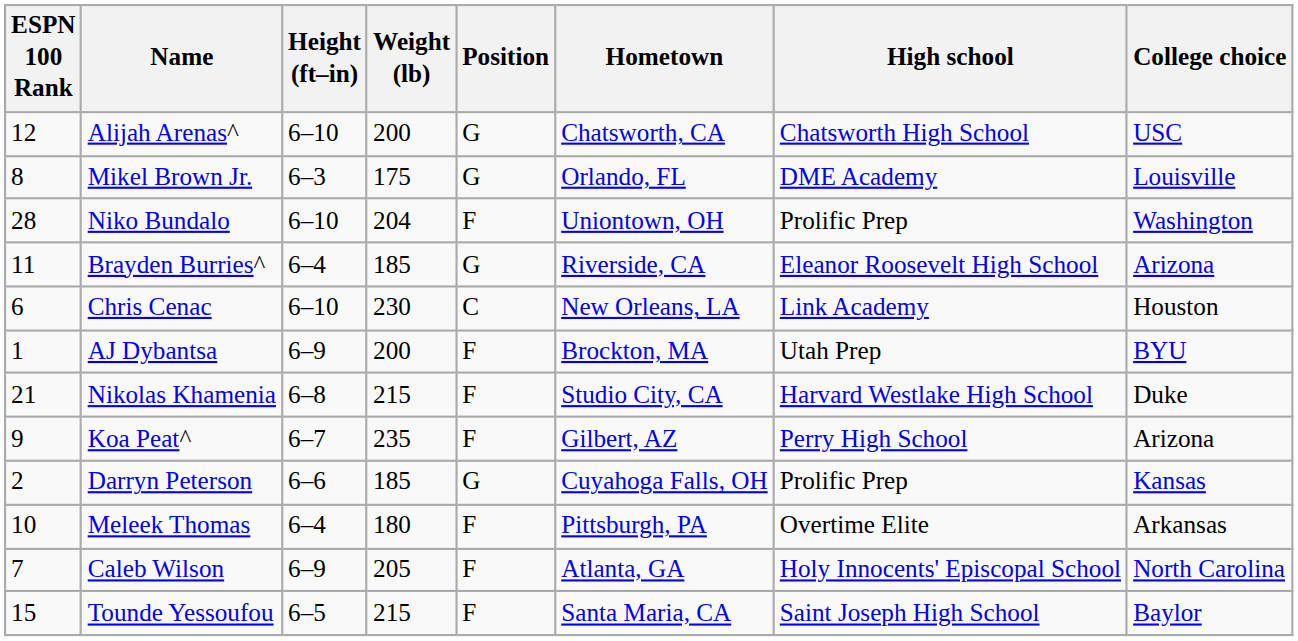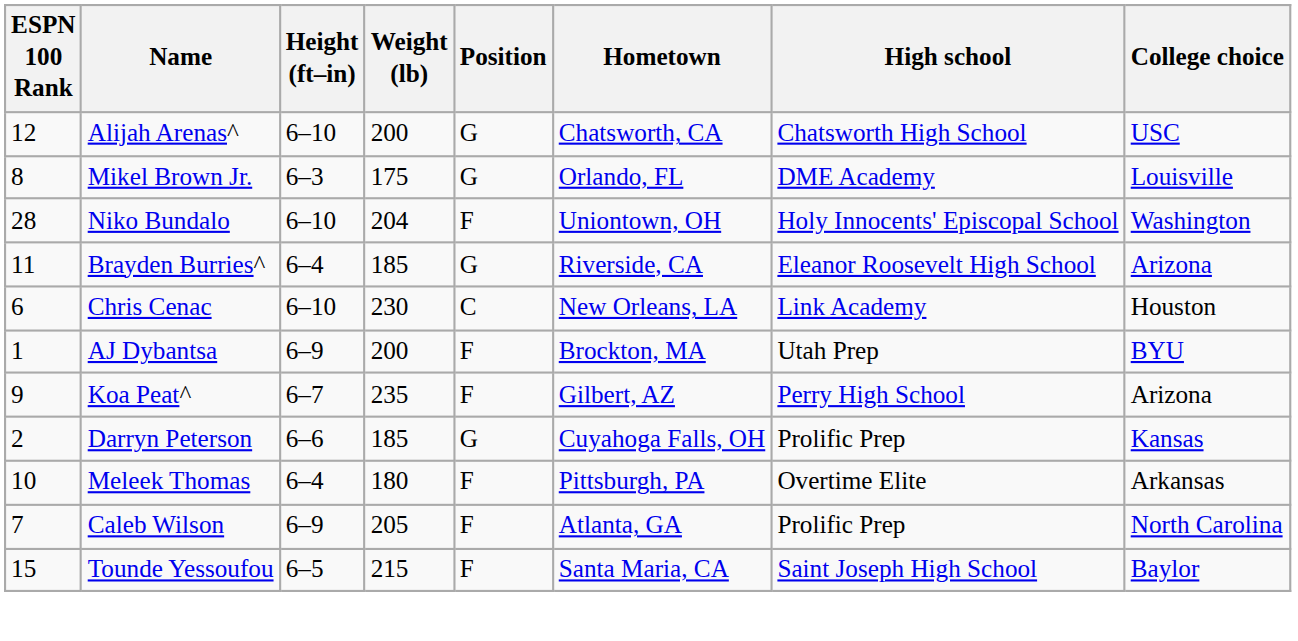(844, 220) Prolific Prep -> (948, 220) Holy Innocents' Episcopal School
- row: (182, 394)
(950, 569) Holy Innocents' Episcopal School -> (841, 525) Prolific Prep
